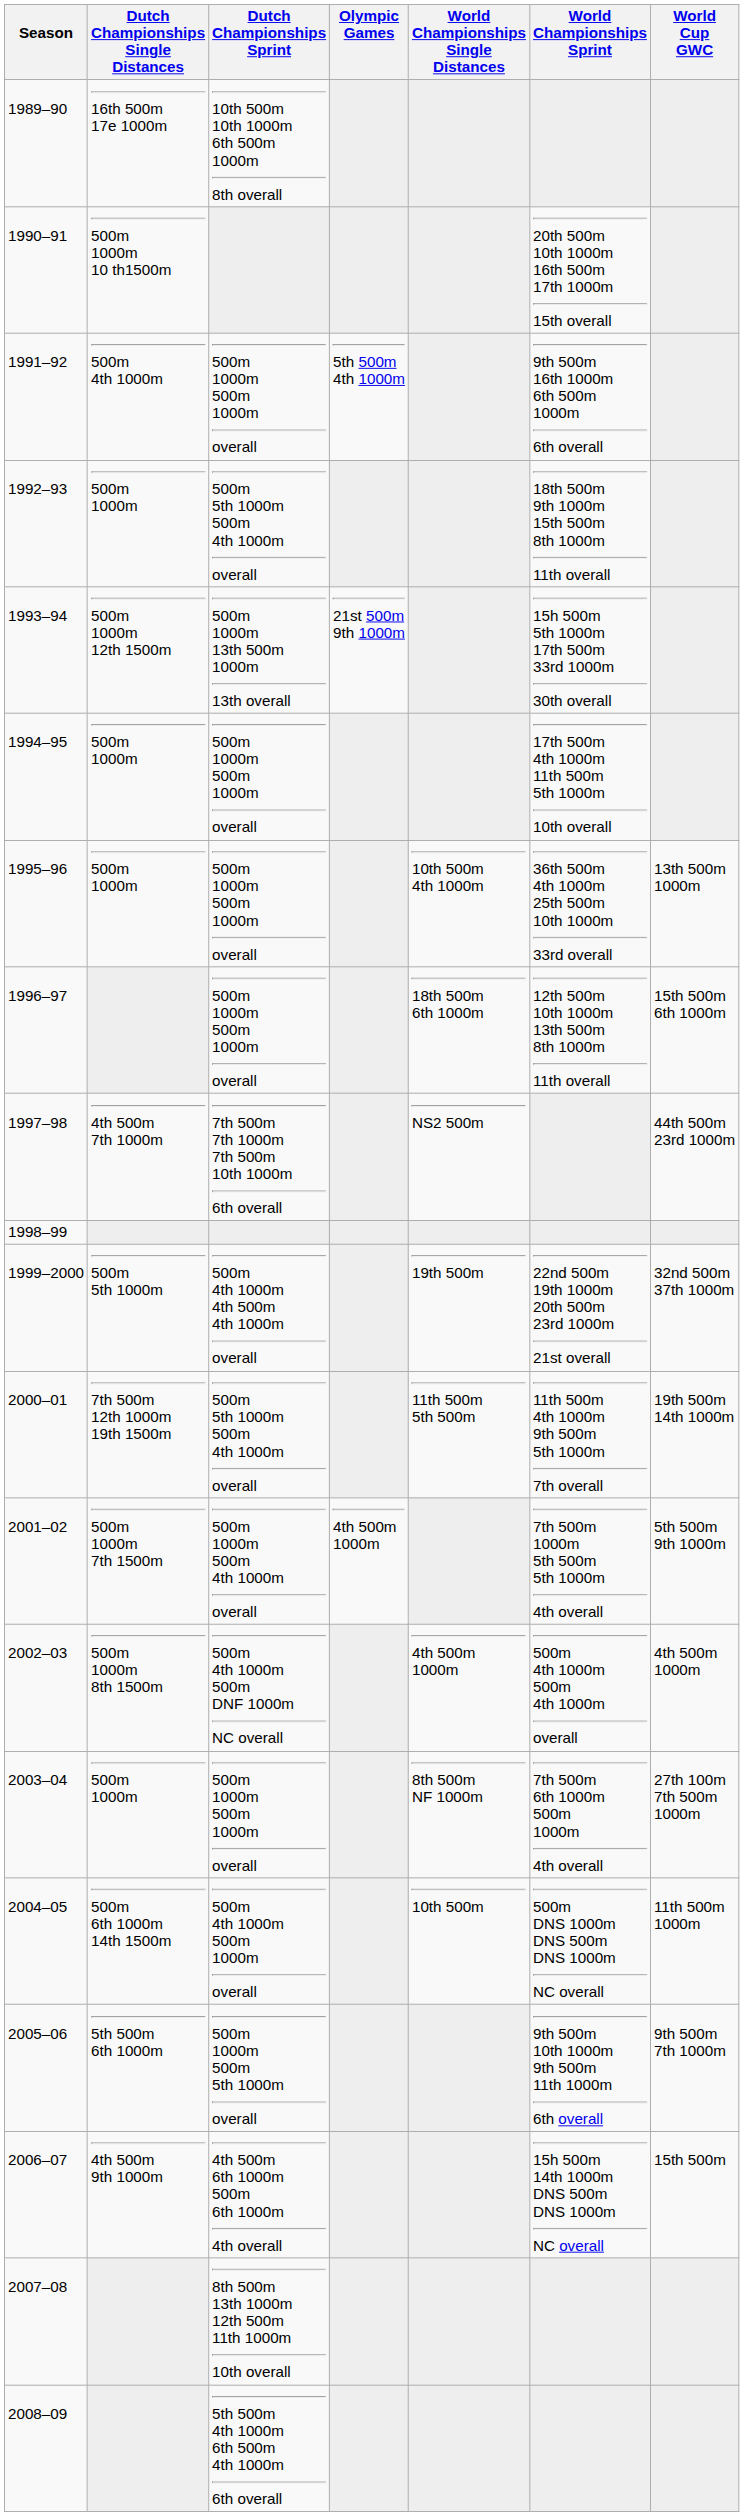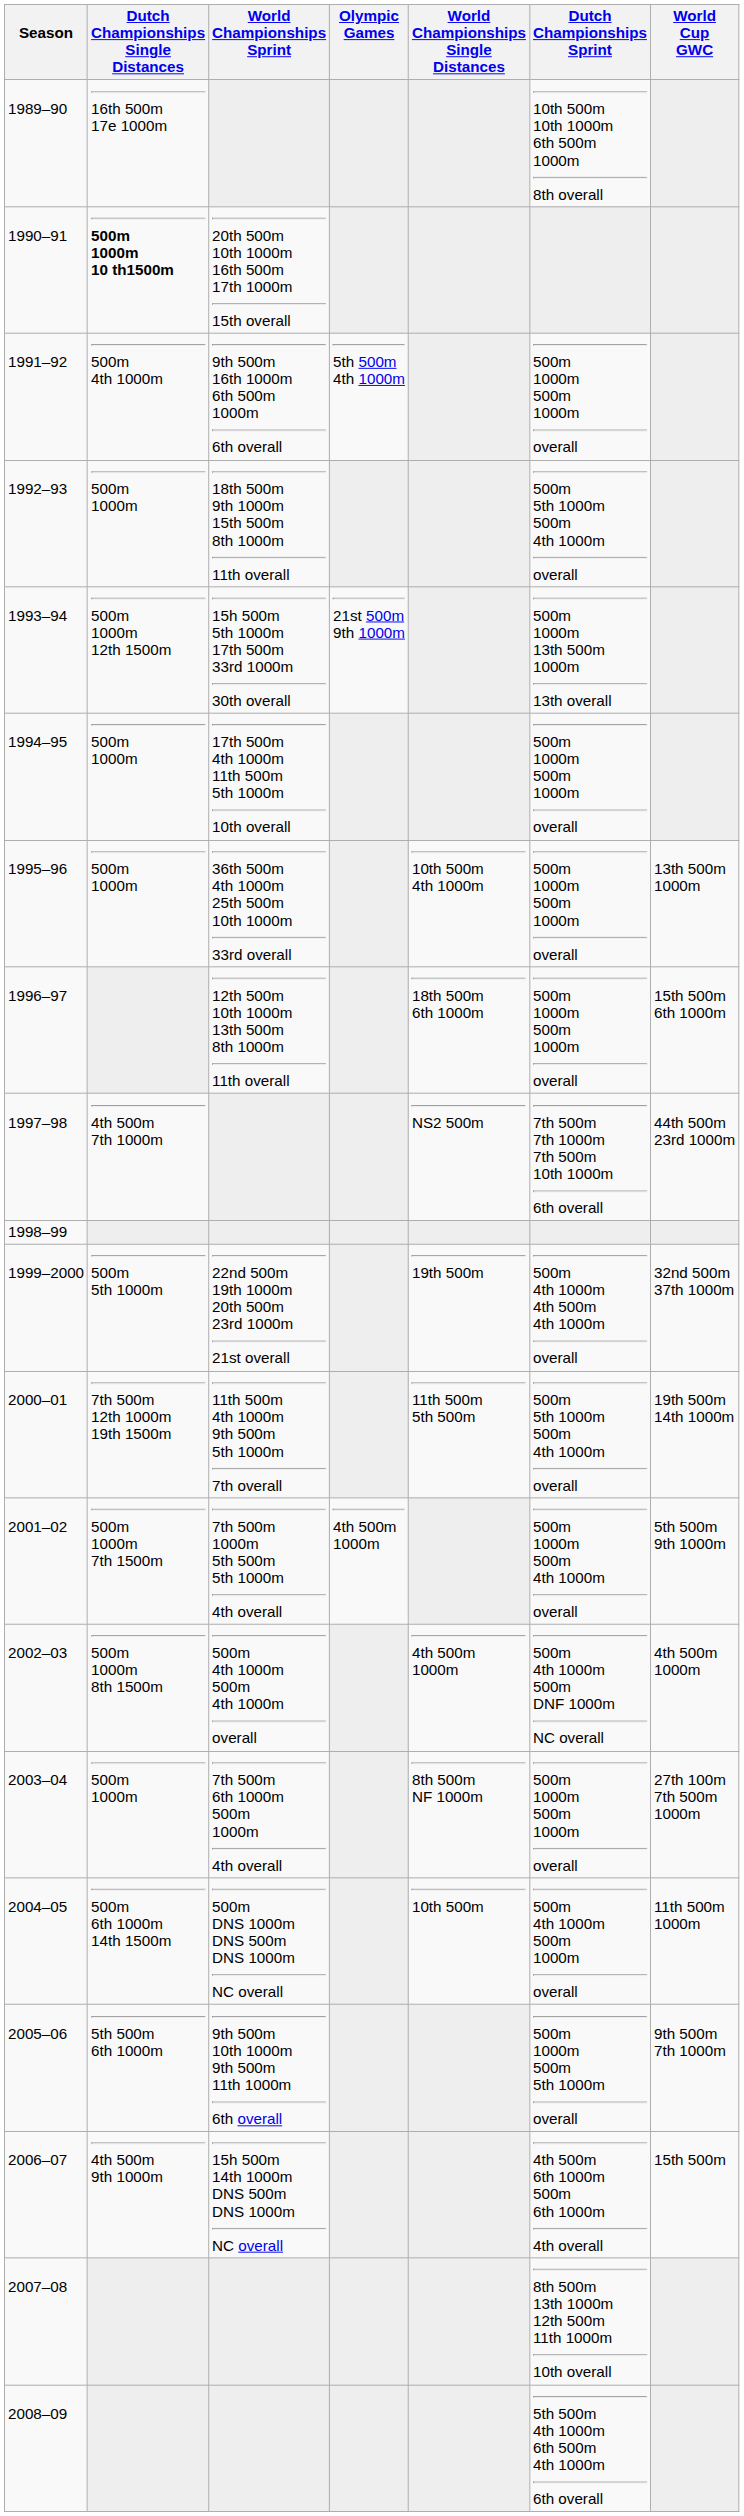columns swapped: (269, 33) <-> (590, 33)
(148, 248) normal -> (148, 248) bold
